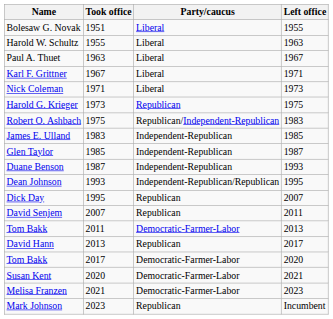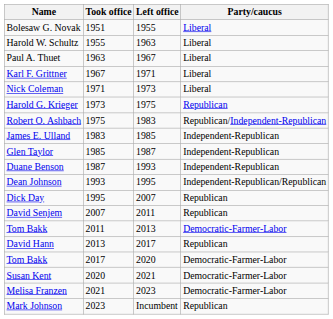columns swapped: (305, 12) <-> (208, 12)
